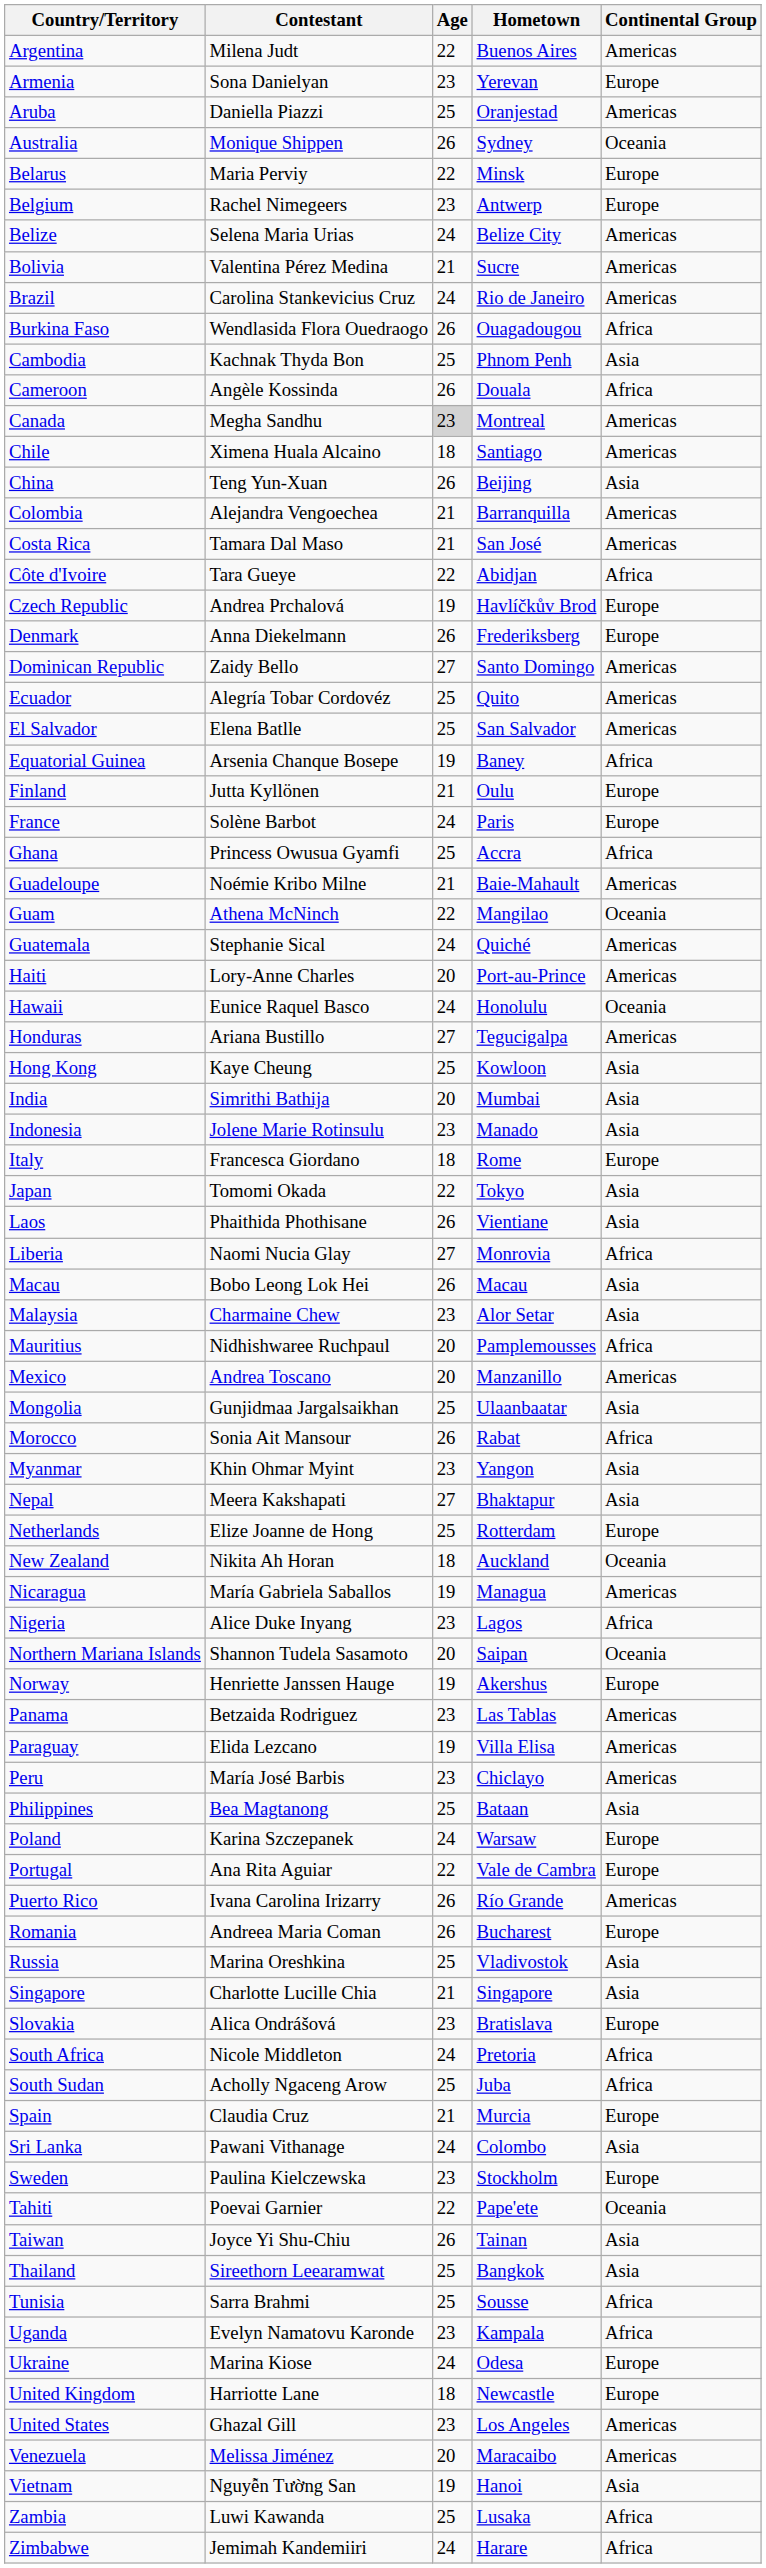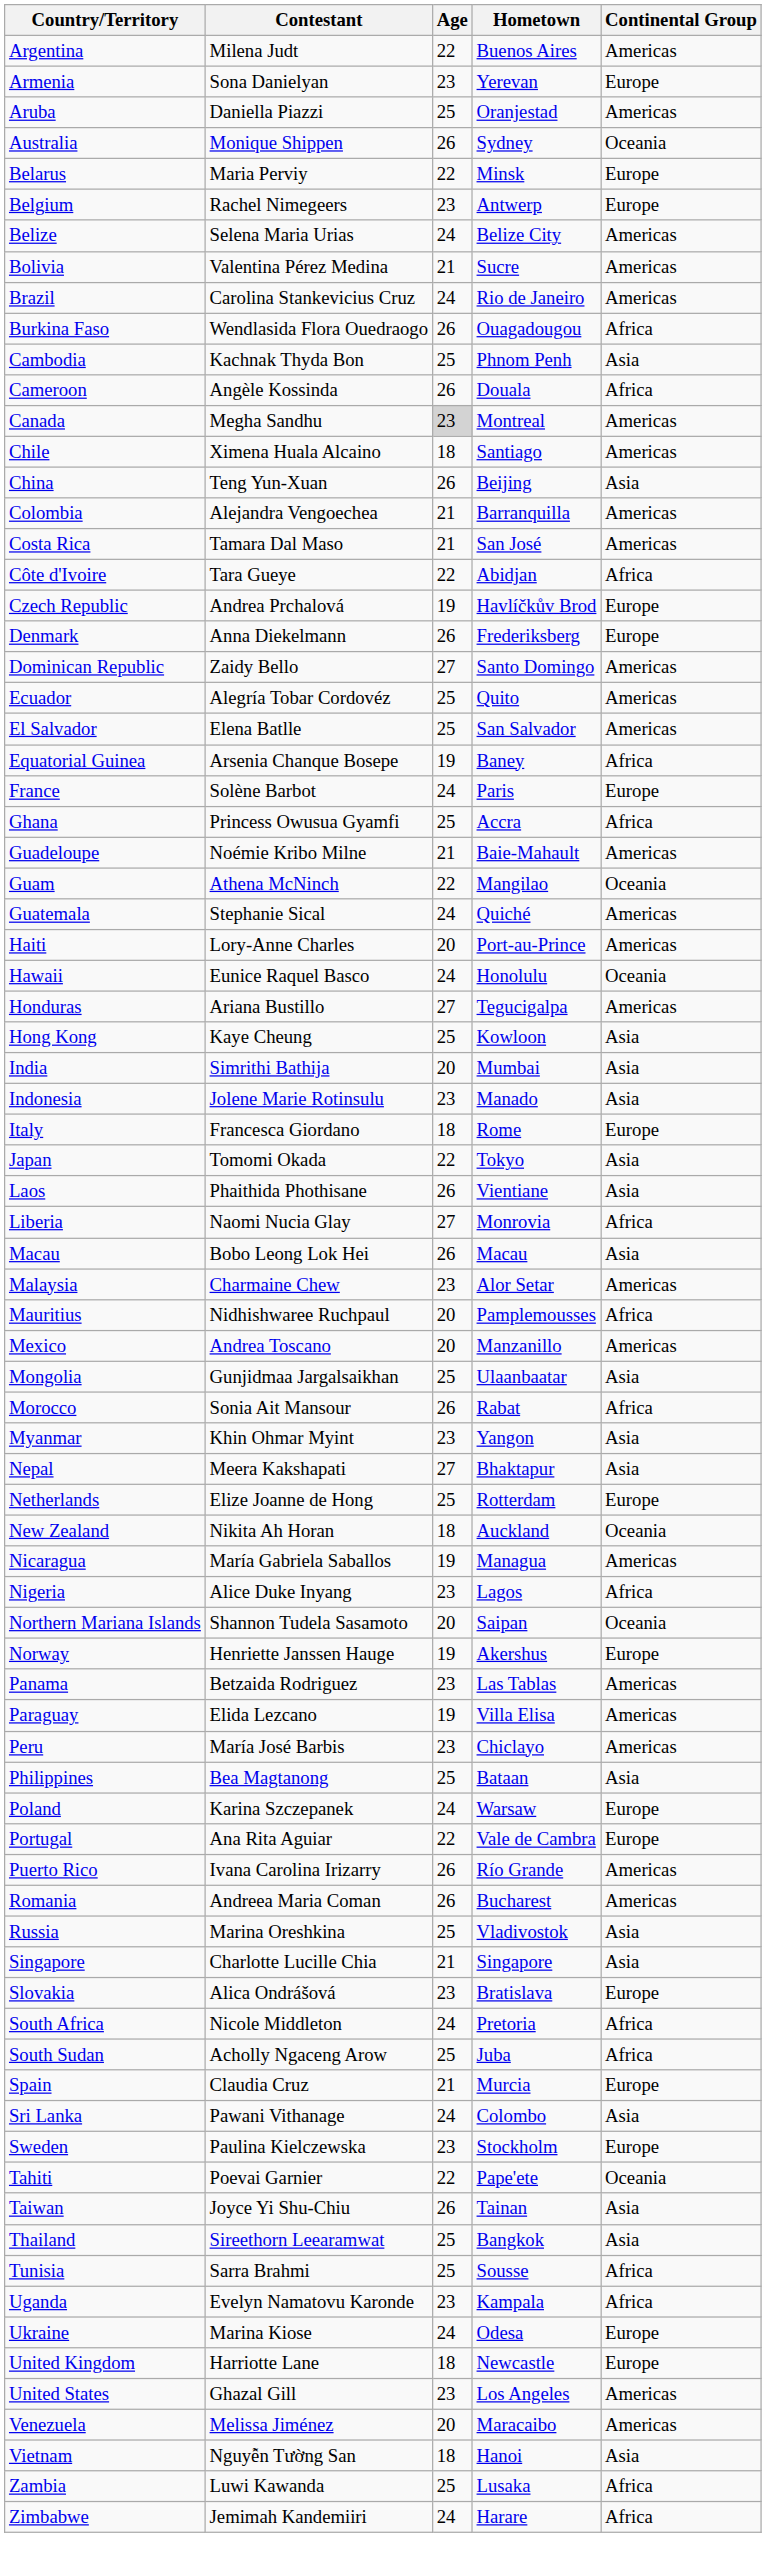- row: (38, 790)
(622, 1314) Asia -> (641, 1284) Americas
(632, 1931) Europe -> (641, 1900) Americas
(446, 2486) 19 -> (446, 2455) 18
